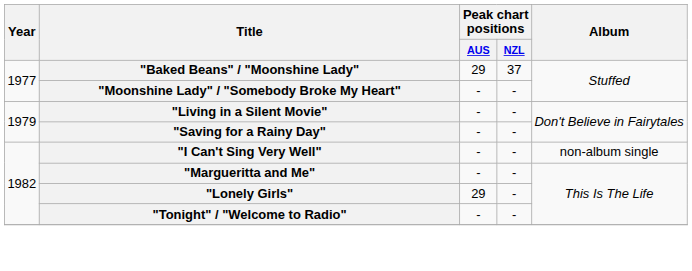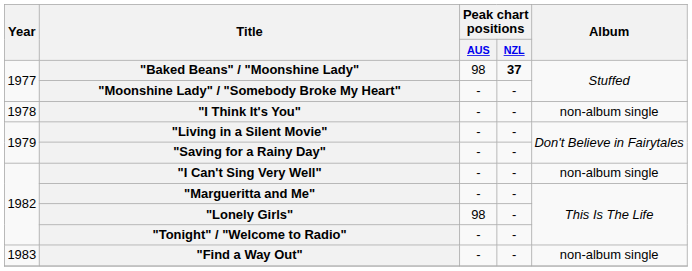(478, 70) 29 -> (478, 70) 98
(514, 70) normal -> (514, 70) bold
+ row: (250, 111)
(478, 193) 29 -> (478, 214) 98
+ row: (250, 255)
